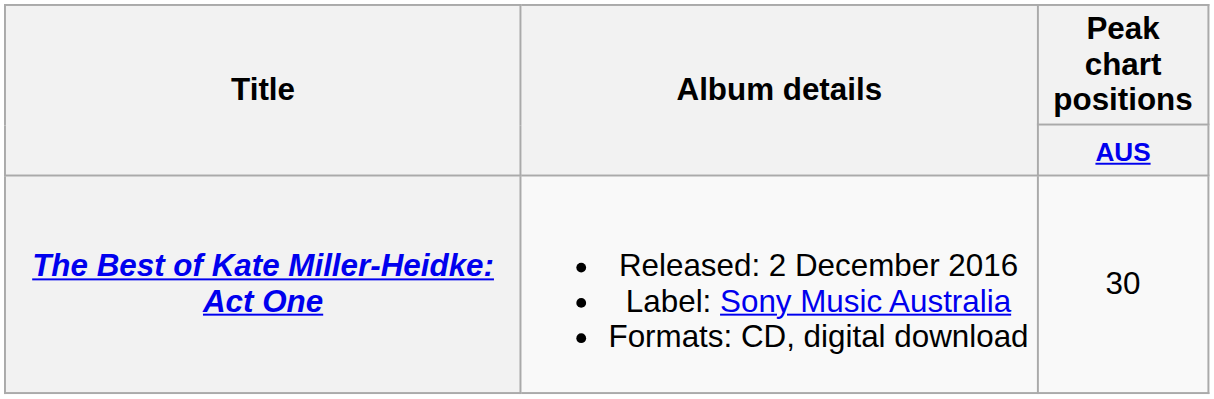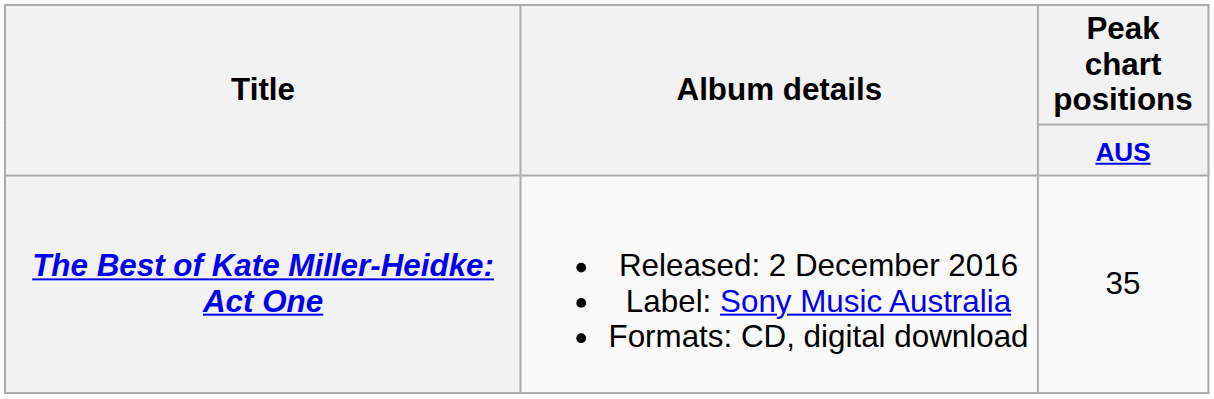(1123, 283) 30 -> (1123, 283) 35
